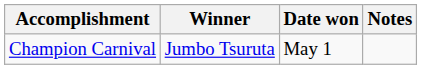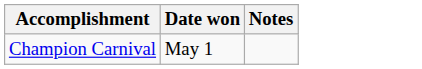- column: (220, 19)
